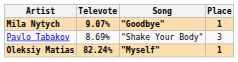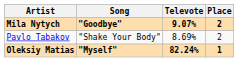columns swapped: (162, 11) <-> (98, 11)
(219, 24) 1 -> (219, 24) 2
(219, 37) 3 -> (219, 37) 2
